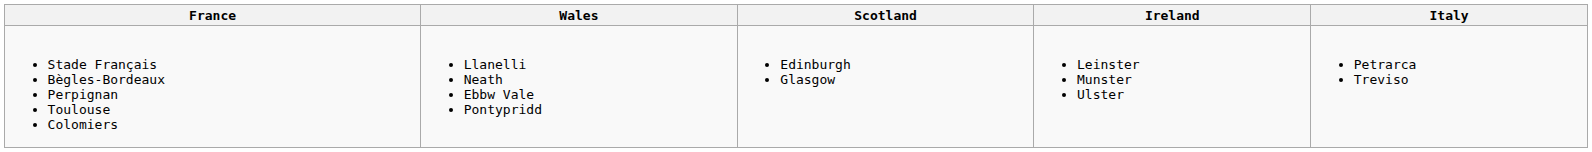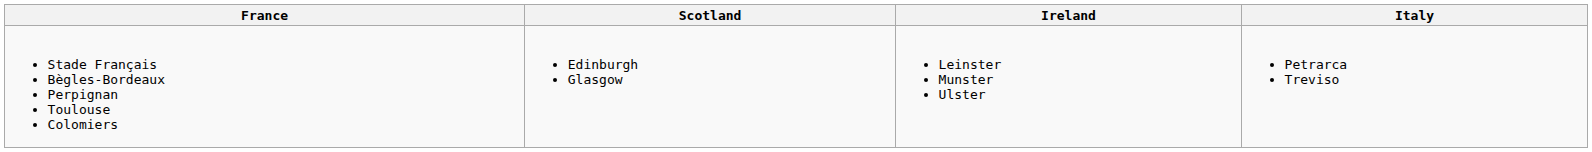- column: (579, 15)
